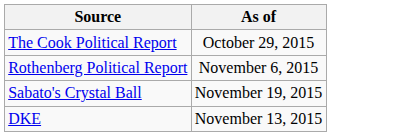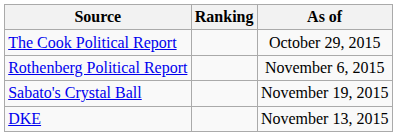+ column: (224, 17)
